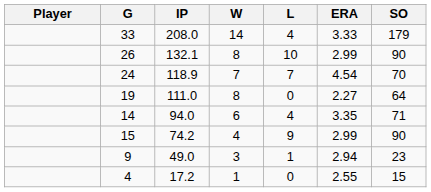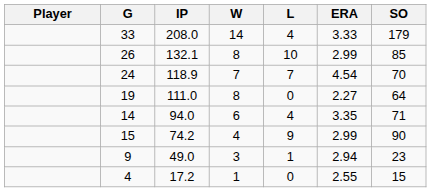(399, 55) 90 -> (399, 55) 85
